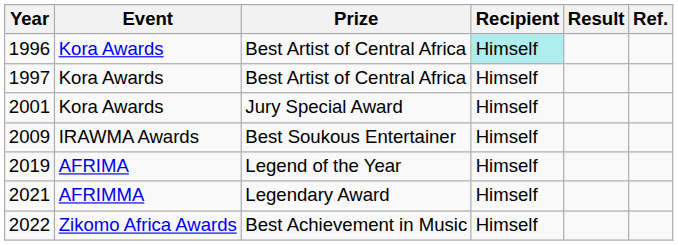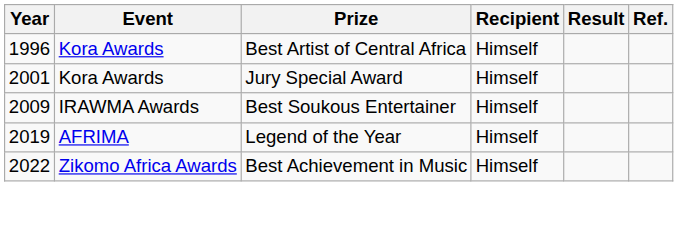(507, 48) paleturquoise background -> (507, 48) no background
- row: (30, 78)
- row: (30, 195)
